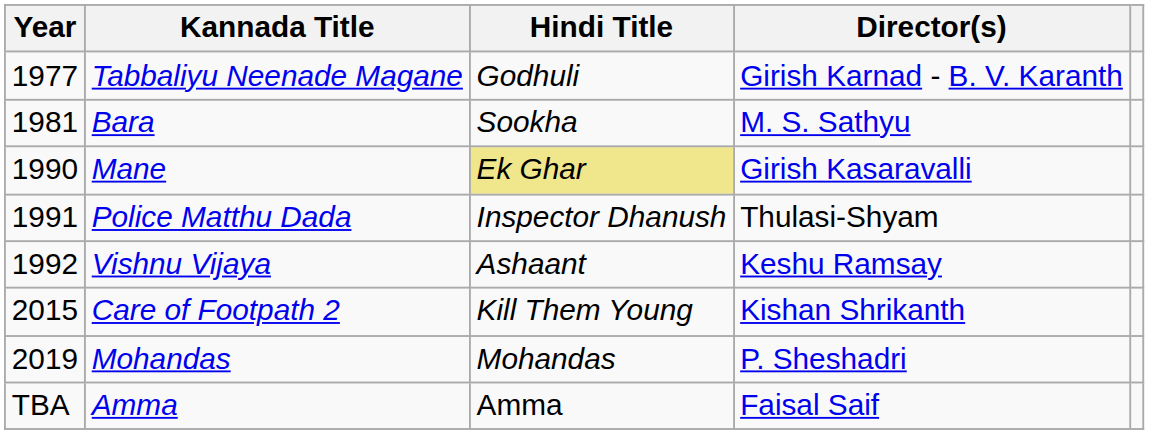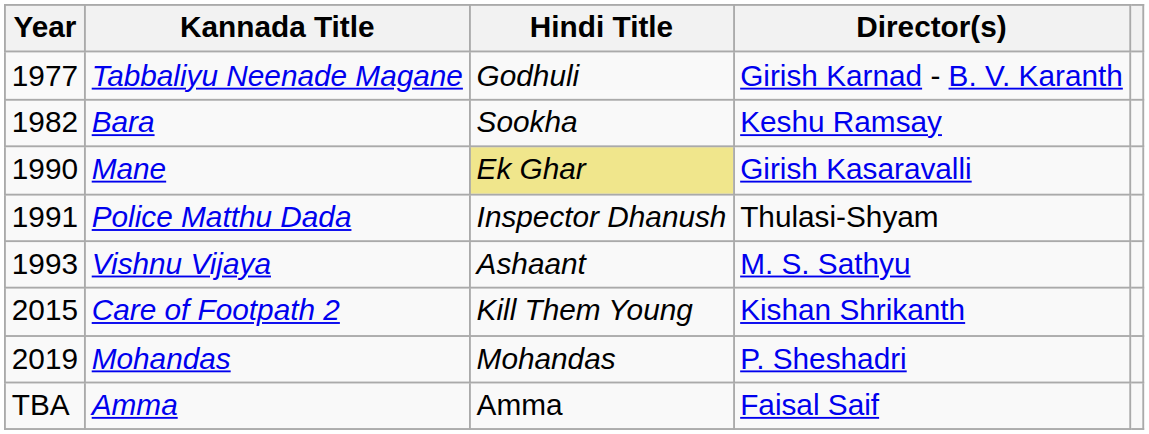(45, 122) 1981 -> (45, 122) 1982
(825, 122) M. S. Sathyu -> (841, 122) Keshu Ramsay
(45, 264) 1992 -> (45, 264) 1993
(841, 264) Keshu Ramsay -> (825, 264) M. S. Sathyu
